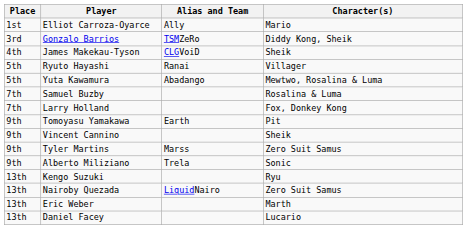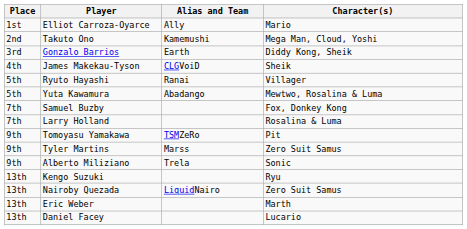+ row: (68, 39)
(182, 39) TSMZeRo -> (177, 53) Earth
(304, 94) Rosalina & Luma -> (306, 108) Fox, Donkey Kong
(306, 108) Fox, Donkey Kong -> (304, 121) Rosalina & Luma
(177, 121) Earth -> (182, 135) TSMZeRo
- row: (81, 135)
